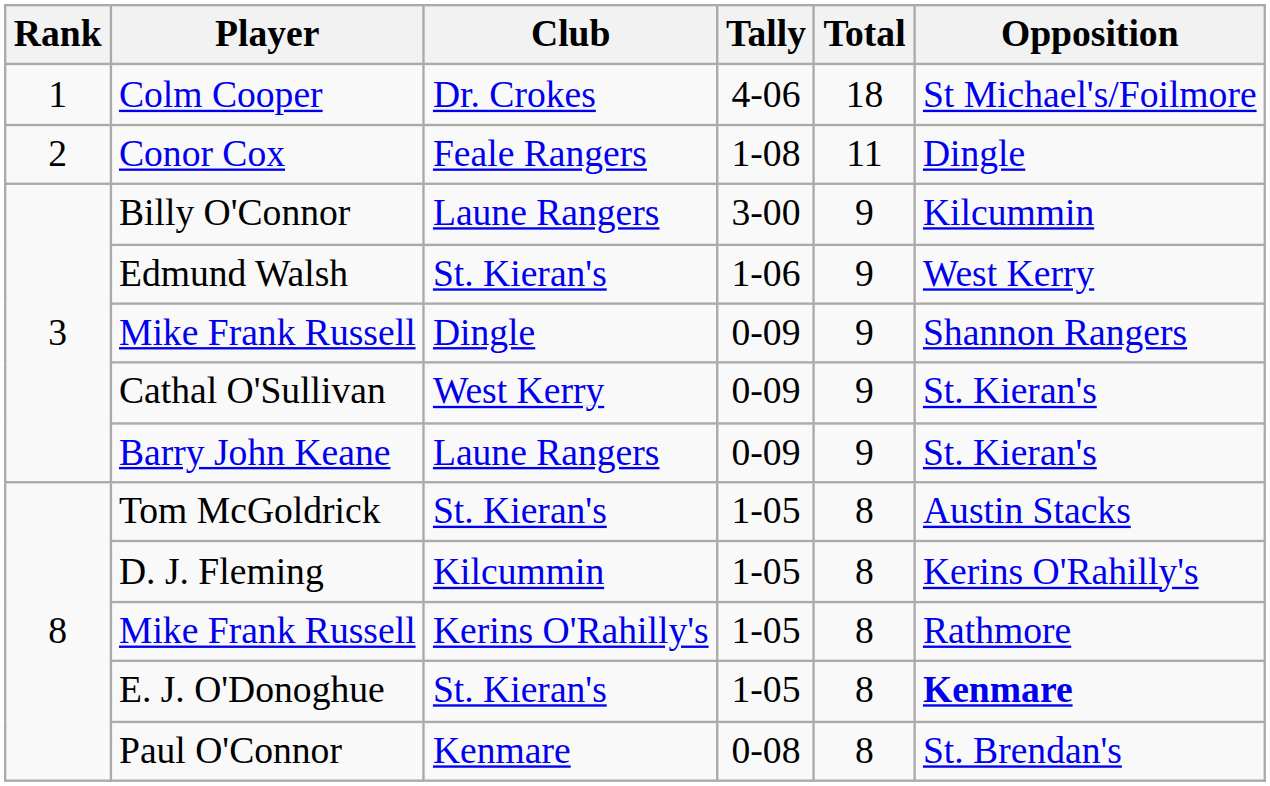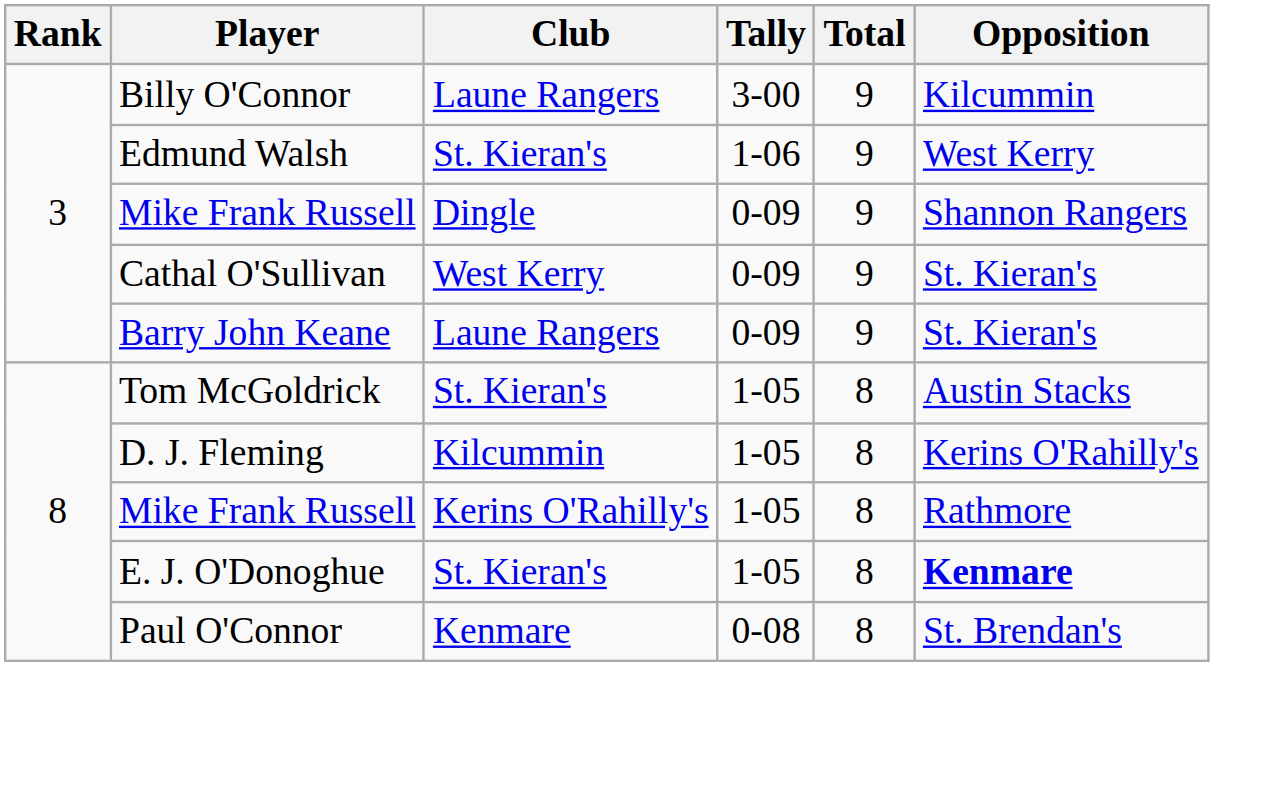- row: (221, 93)
- row: (202, 153)
